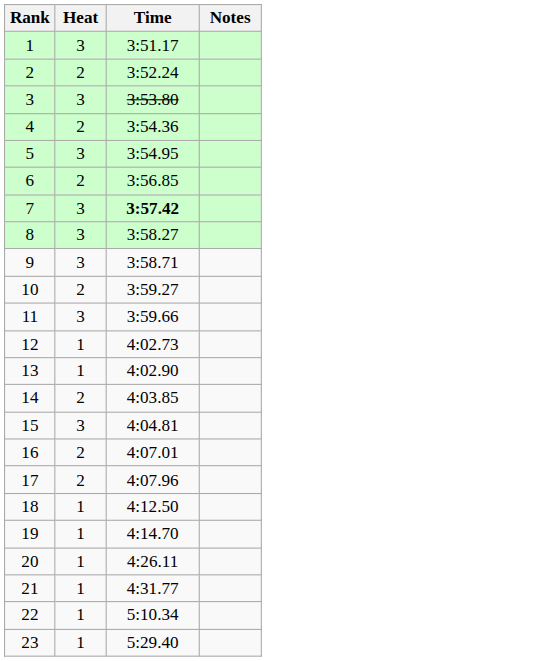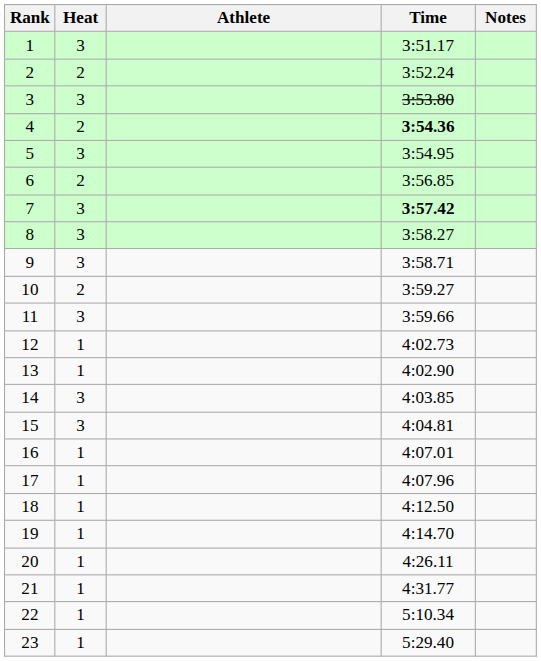+ column: (244, 18)
(153, 126) normal -> (428, 126) bold
(81, 398) 2 -> (81, 398) 3
(81, 452) 2 -> (81, 452) 1
(81, 479) 2 -> (81, 479) 1
